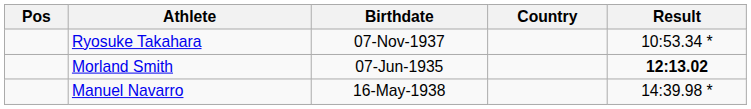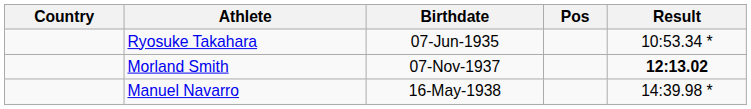columns swapped: (36, 16) <-> (547, 16)
(399, 41) 07-Nov-1937 -> (455, 41) 07-Jun-1935
(399, 66) 07-Jun-1935 -> (455, 66) 07-Nov-1937
